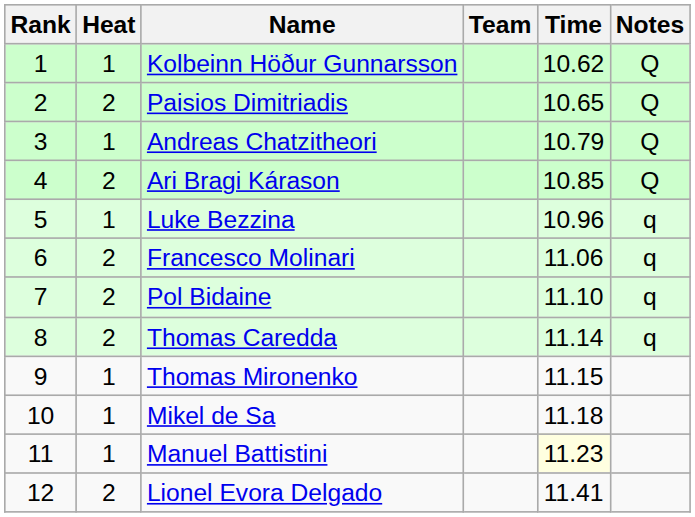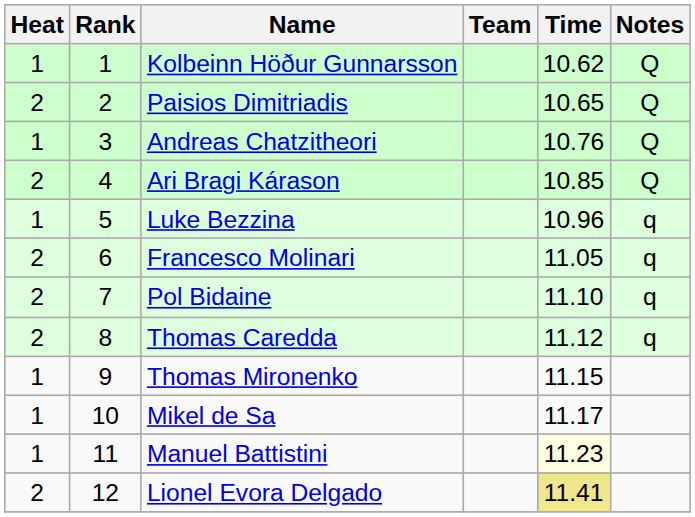columns swapped: (41, 24) <-> (109, 24)
(574, 141) 10.79 -> (574, 141) 10.76
(574, 258) 11.06 -> (574, 258) 11.05
(574, 336) 11.14 -> (574, 336) 11.12
(574, 414) 11.18 -> (574, 414) 11.17
(574, 492) no background -> (574, 492) khaki background
